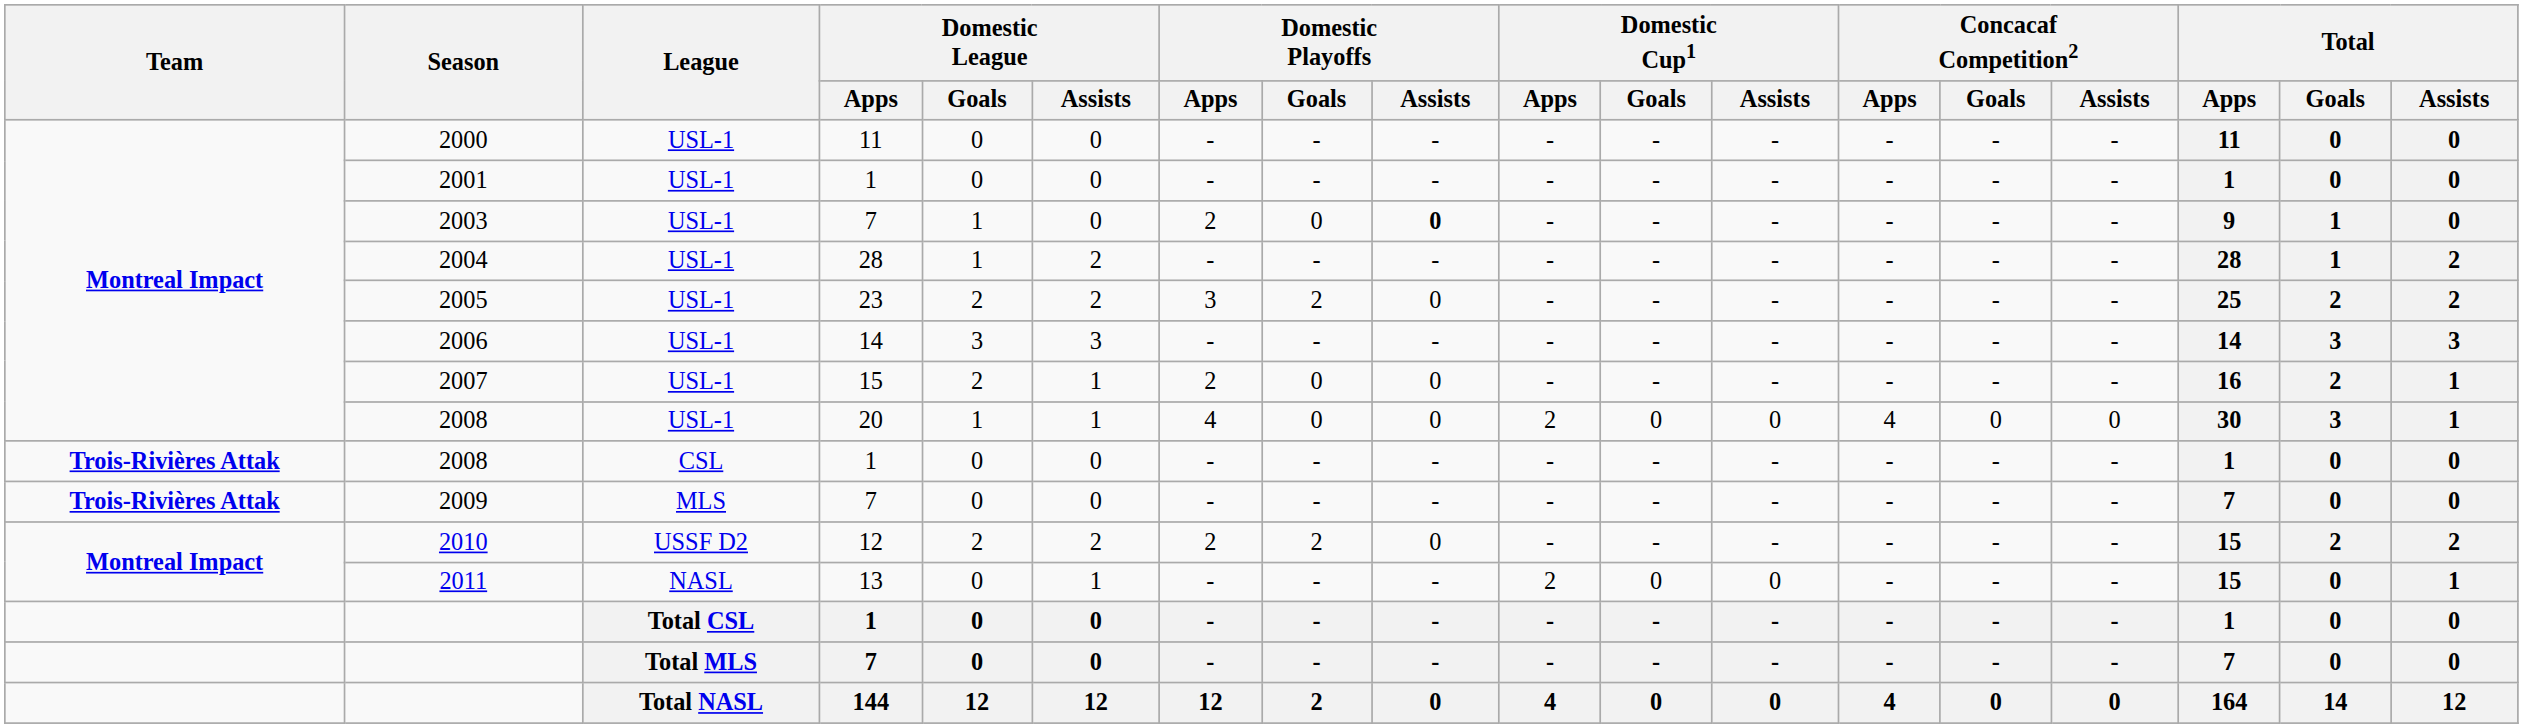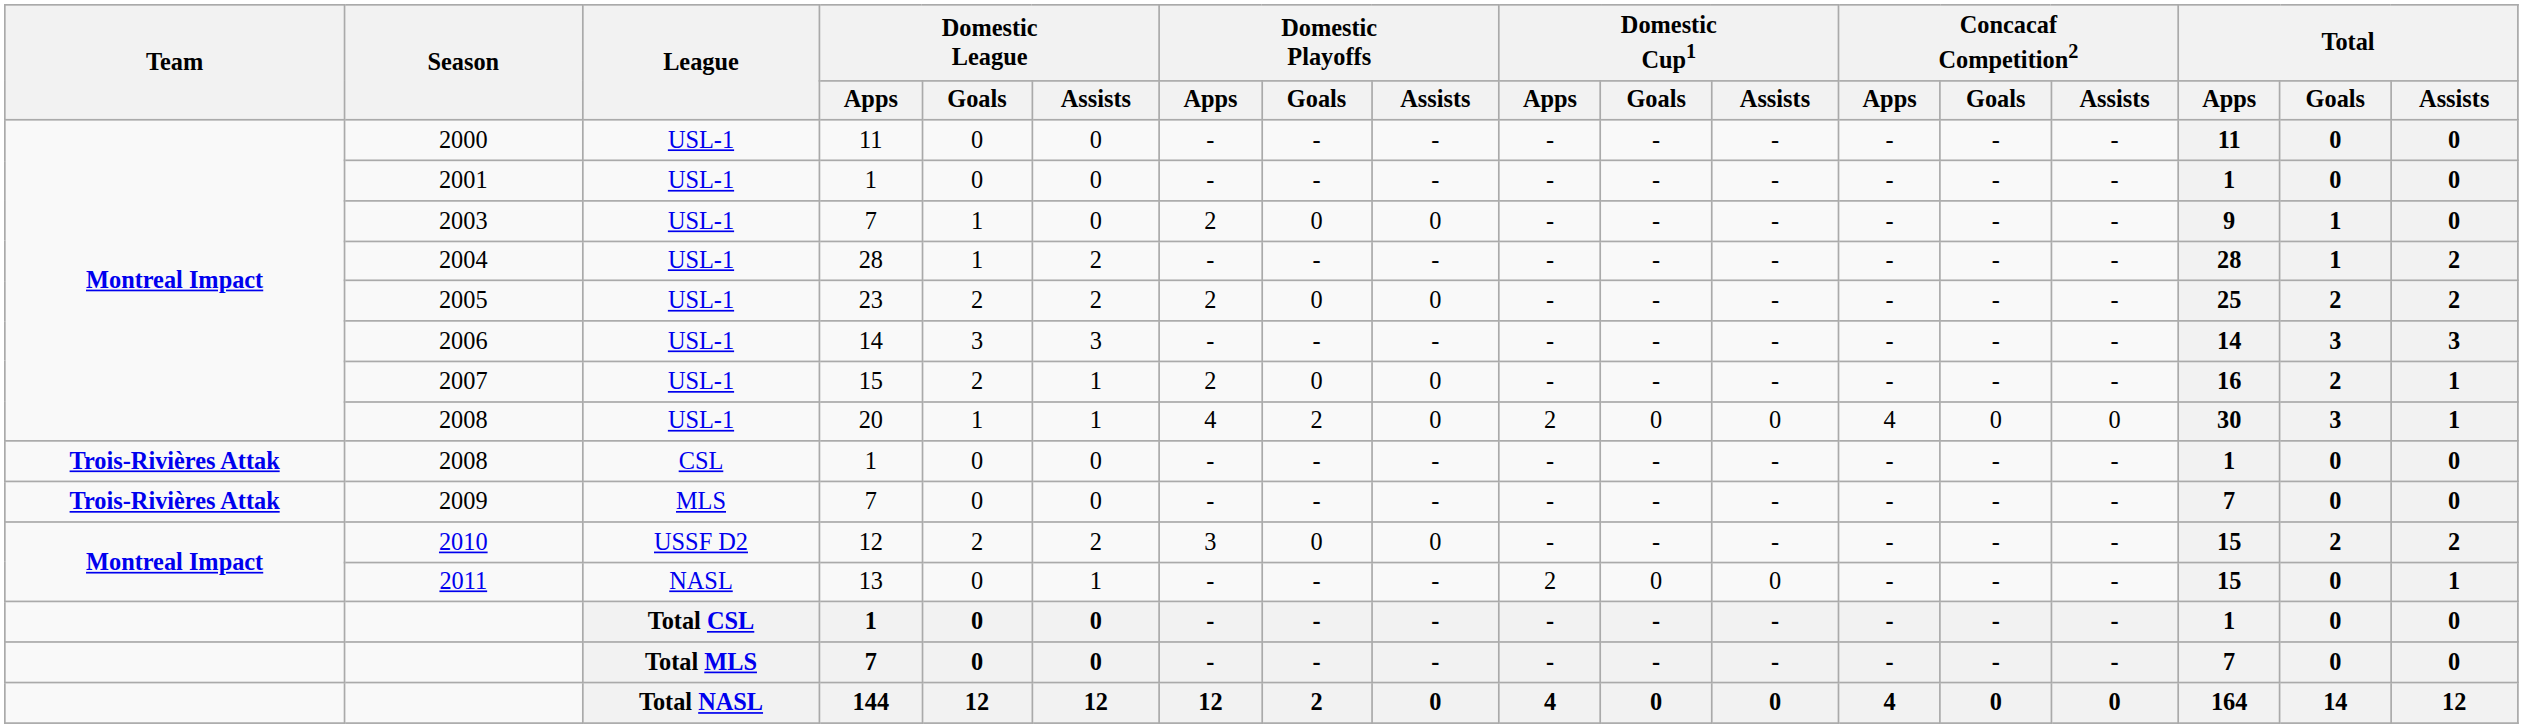(1435, 220) bold -> (1435, 220) normal
(1210, 300) 3 -> (1210, 300) 2
(1317, 300) 2 -> (1317, 300) 0
(1317, 421) 0 -> (1317, 421) 2
(1210, 541) 2 -> (1210, 541) 3
(1317, 541) 2 -> (1317, 541) 0
